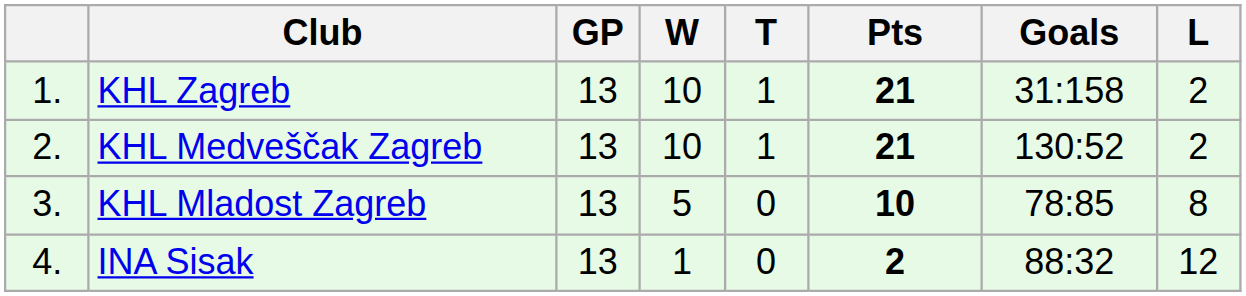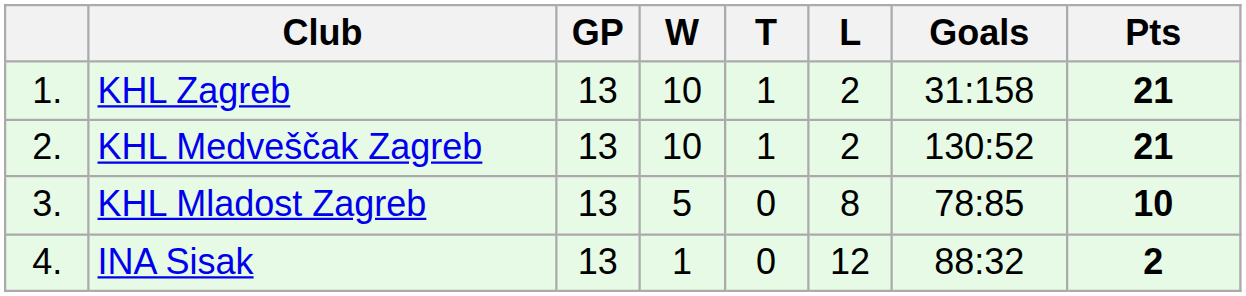columns swapped: (1198, 33) <-> (895, 33)
